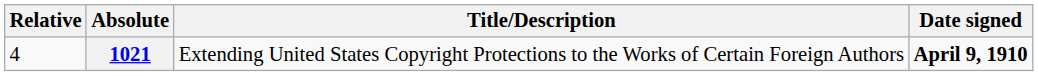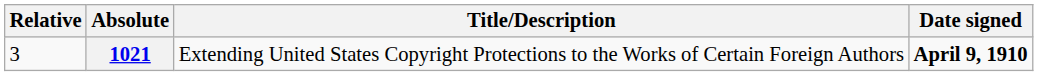(15, 53) 4 -> (15, 53) 3
